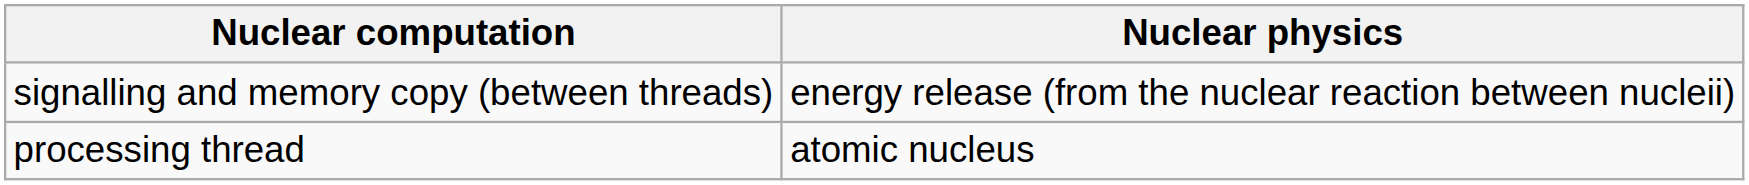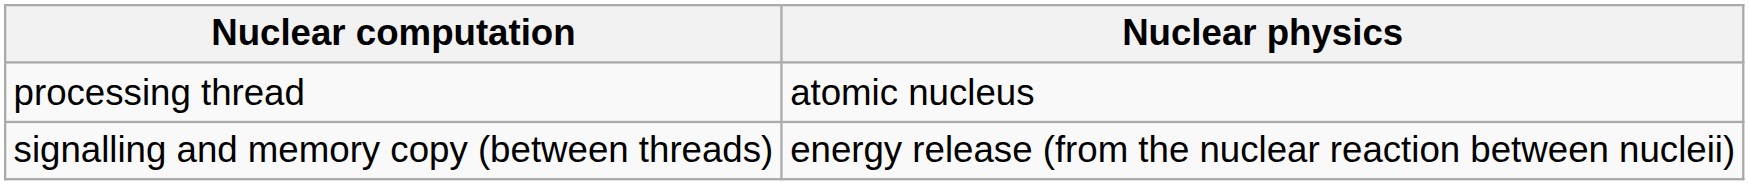rows swapped: (159, 149) <-> (393, 91)
